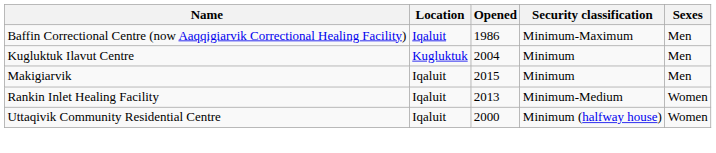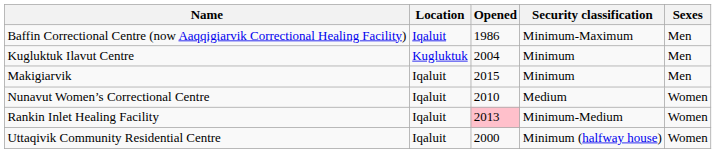+ row: (108, 96)
(487, 96) no background -> (487, 117) pink background
